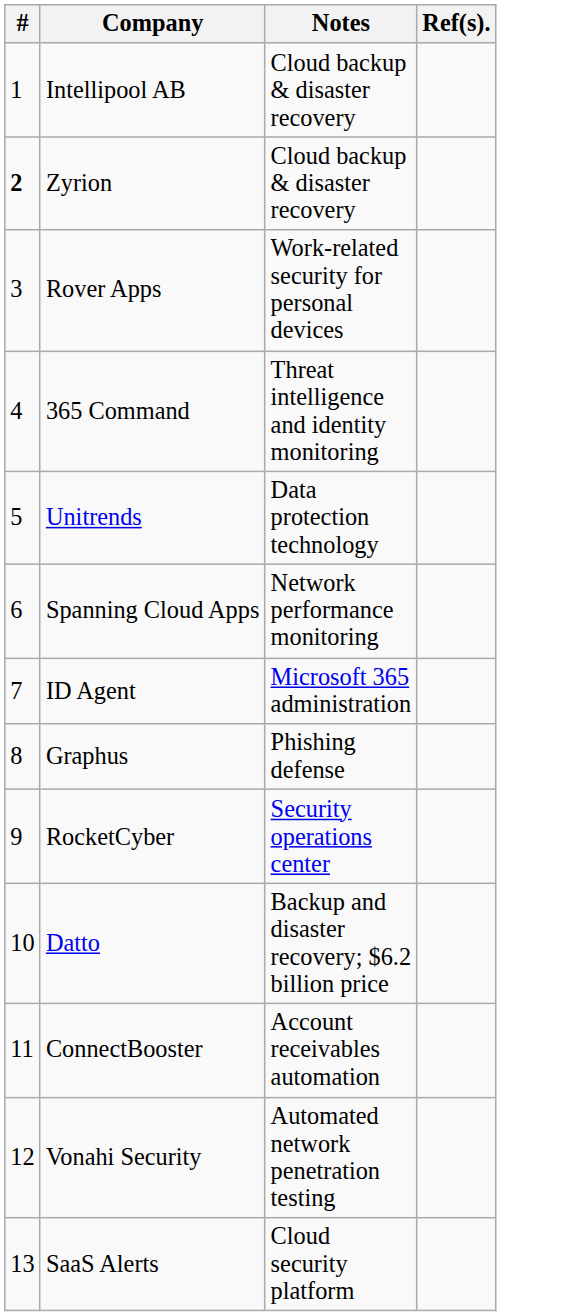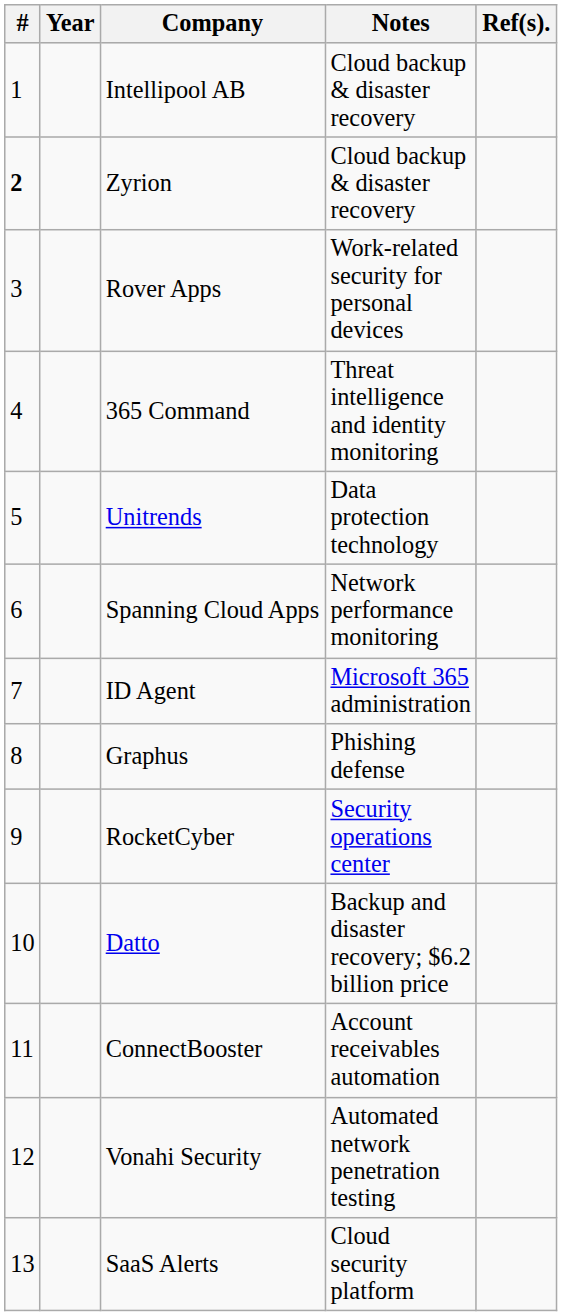+ column: (70, 23)
